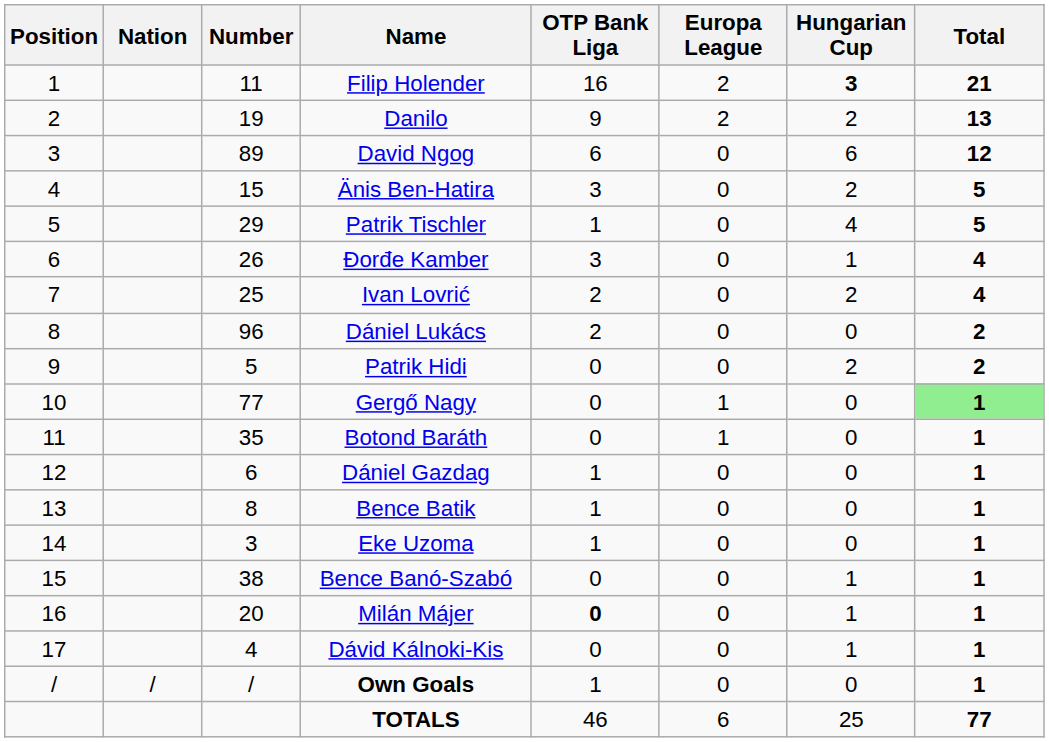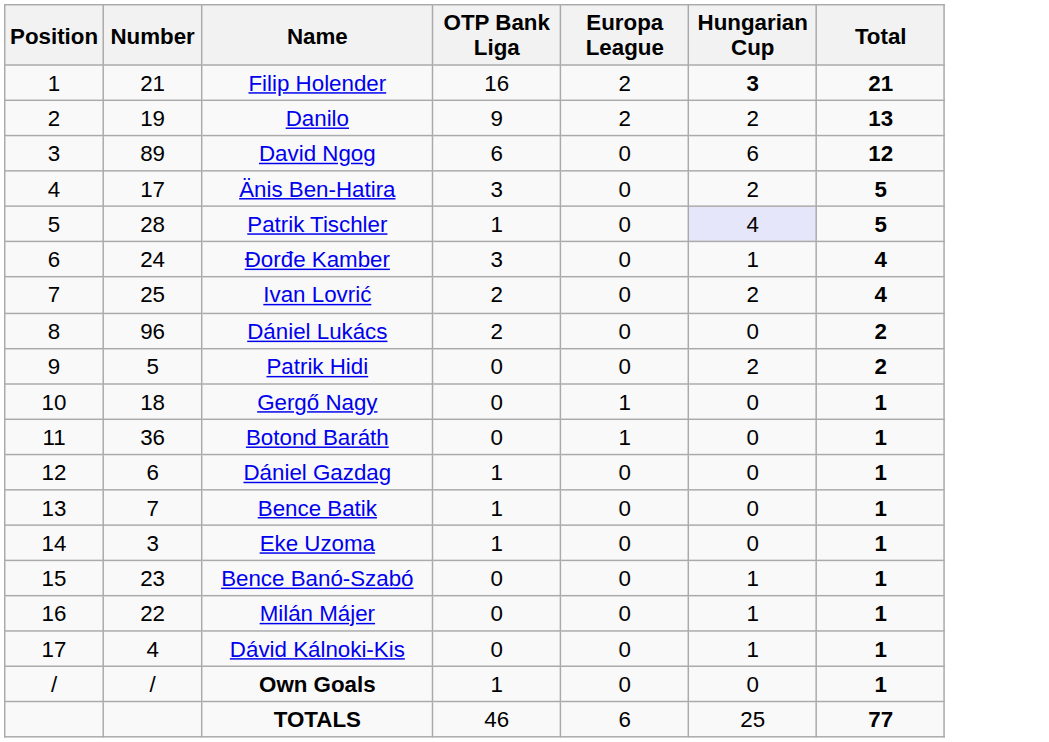- column: (153, 35)
(251, 83) 11 -> (153, 83) 21
(251, 189) 15 -> (153, 189) 17
(251, 224) 29 -> (153, 224) 28
(851, 224) no background -> (753, 224) lavender background
(251, 260) 26 -> (153, 260) 24
(251, 401) 77 -> (153, 401) 18
(979, 401) lightgreen background -> (881, 401) no background
(251, 437) 35 -> (153, 437) 36
(251, 507) 8 -> (153, 507) 7
(251, 578) 38 -> (153, 578) 23
(251, 614) 20 -> (153, 614) 22
(595, 614) bold -> (497, 614) normal
